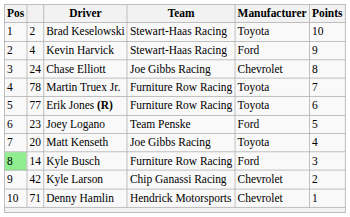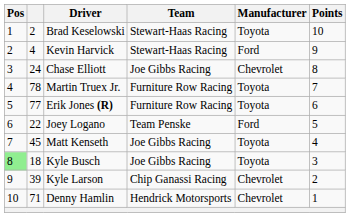(35, 123) 23 -> (35, 123) 22
(35, 142) 20 -> (35, 142) 45
(35, 160) 14 -> (35, 160) 18
(181, 160) Furniture Row Racing -> (170, 160) Joe Gibbs Racing
(248, 160) Ford -> (253, 160) Toyota
(35, 179) 42 -> (35, 179) 39
